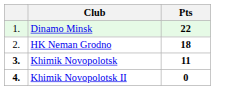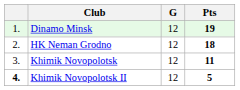+ column: (173, 12)
(186, 28) 22 -> (210, 28) 19
(16, 61) bold -> (16, 61) normal
(186, 77) 0 -> (210, 77) 5
